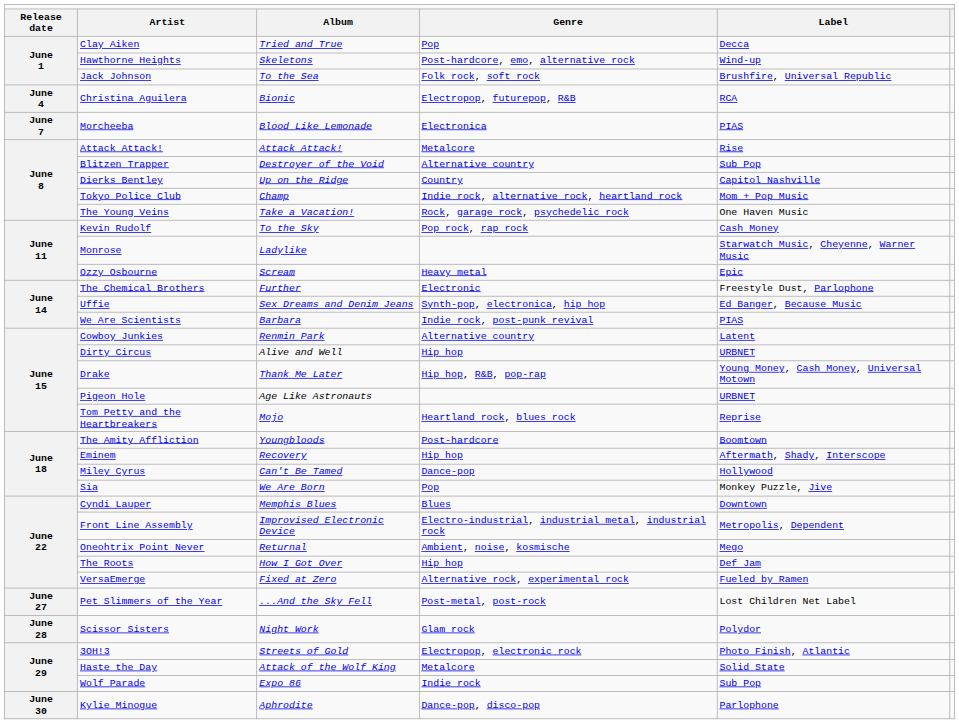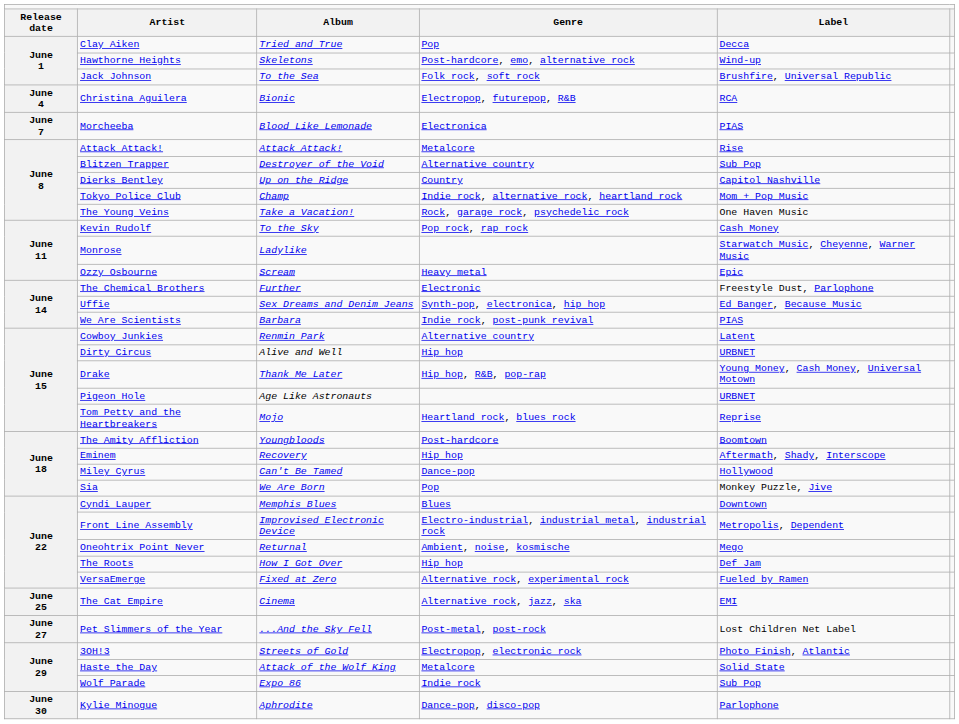+ row: (122, 602)
- row: (125, 629)
